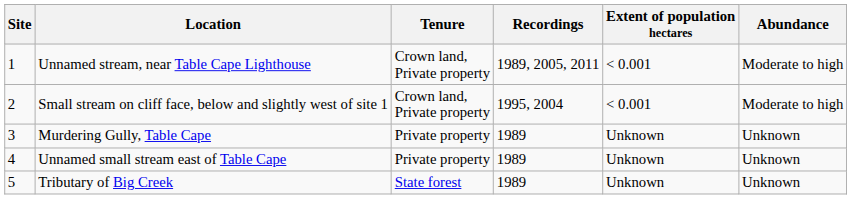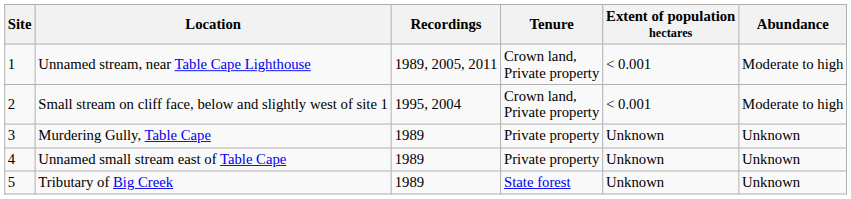columns swapped: (442, 24) <-> (548, 24)
